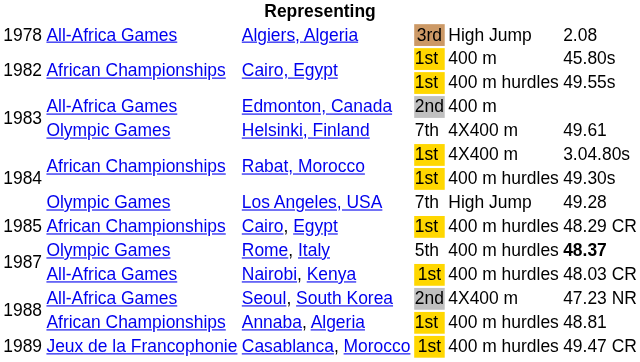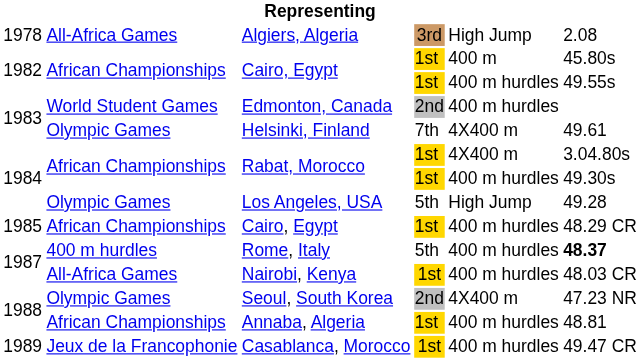(112, 106) All-Africa Games -> (132, 106) World Student Games
(473, 106) 400 m -> (504, 106) 400 m hurdles
(427, 202) 7th -> (427, 202) 5th
(108, 250) Olympic Games -> (102, 250) 400 m hurdles
(112, 298) All-Africa Games -> (108, 298) Olympic Games
